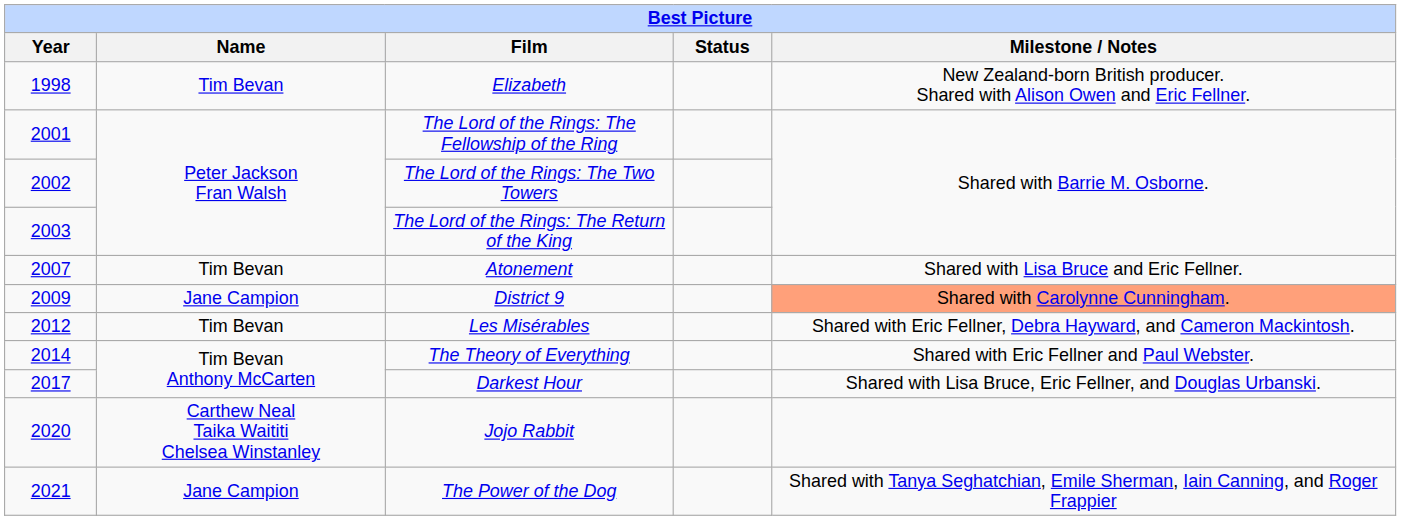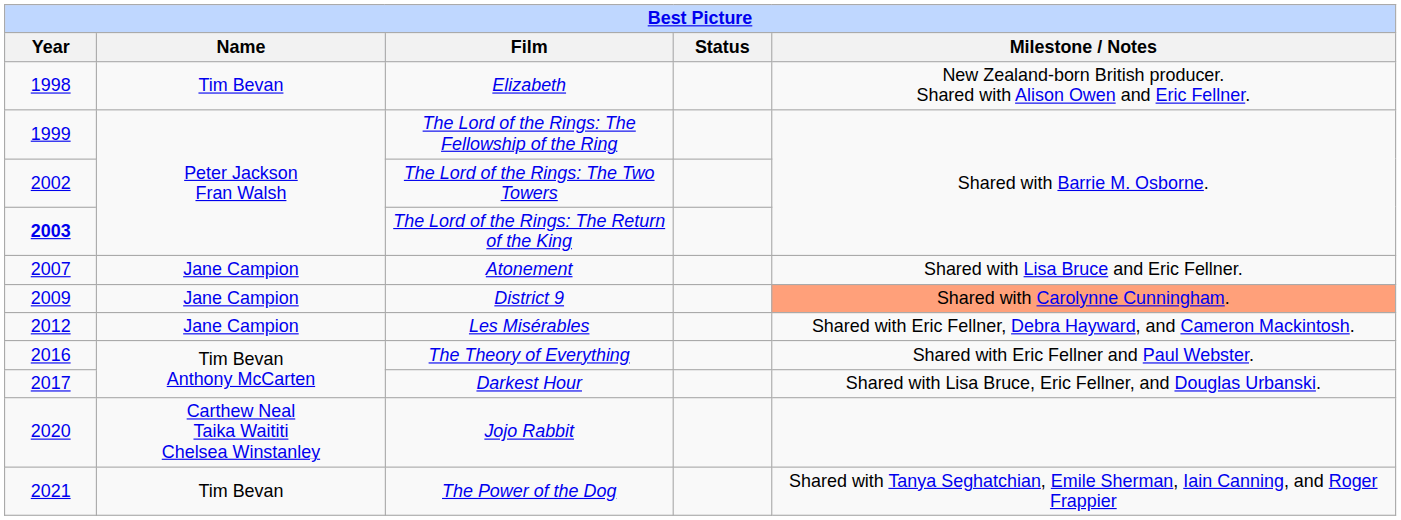(51, 134) 2001 -> (51, 134) 1999
(51, 231) normal -> (51, 231) bold
(241, 269) Tim Bevan -> (241, 269) Jane Campion
(241, 326) Tim Bevan -> (241, 326) Jane Campion
(51, 355) 2014 -> (51, 355) 2016
(241, 490) Jane Campion -> (241, 490) Tim Bevan
